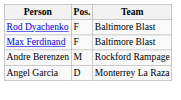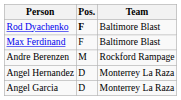(76, 27) normal -> (81, 27) bold
+ row: (40, 73)
